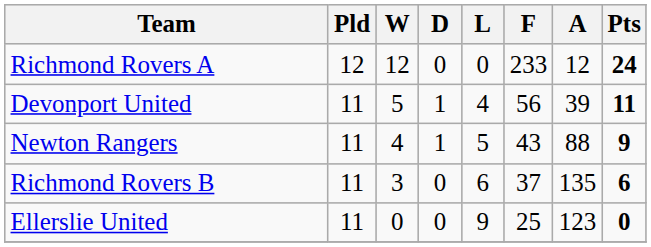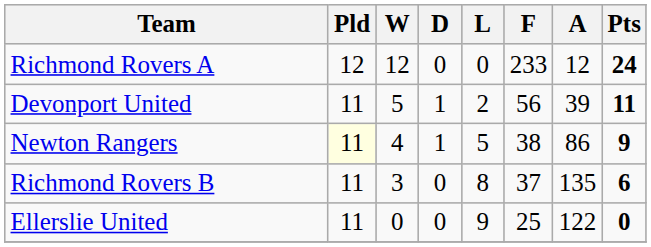(483, 103) 4 -> (483, 103) 2
(352, 143) no background -> (352, 143) lightyellow background
(528, 143) 43 -> (528, 143) 38
(577, 143) 88 -> (577, 143) 86
(483, 182) 6 -> (483, 182) 8
(577, 222) 123 -> (577, 222) 122
